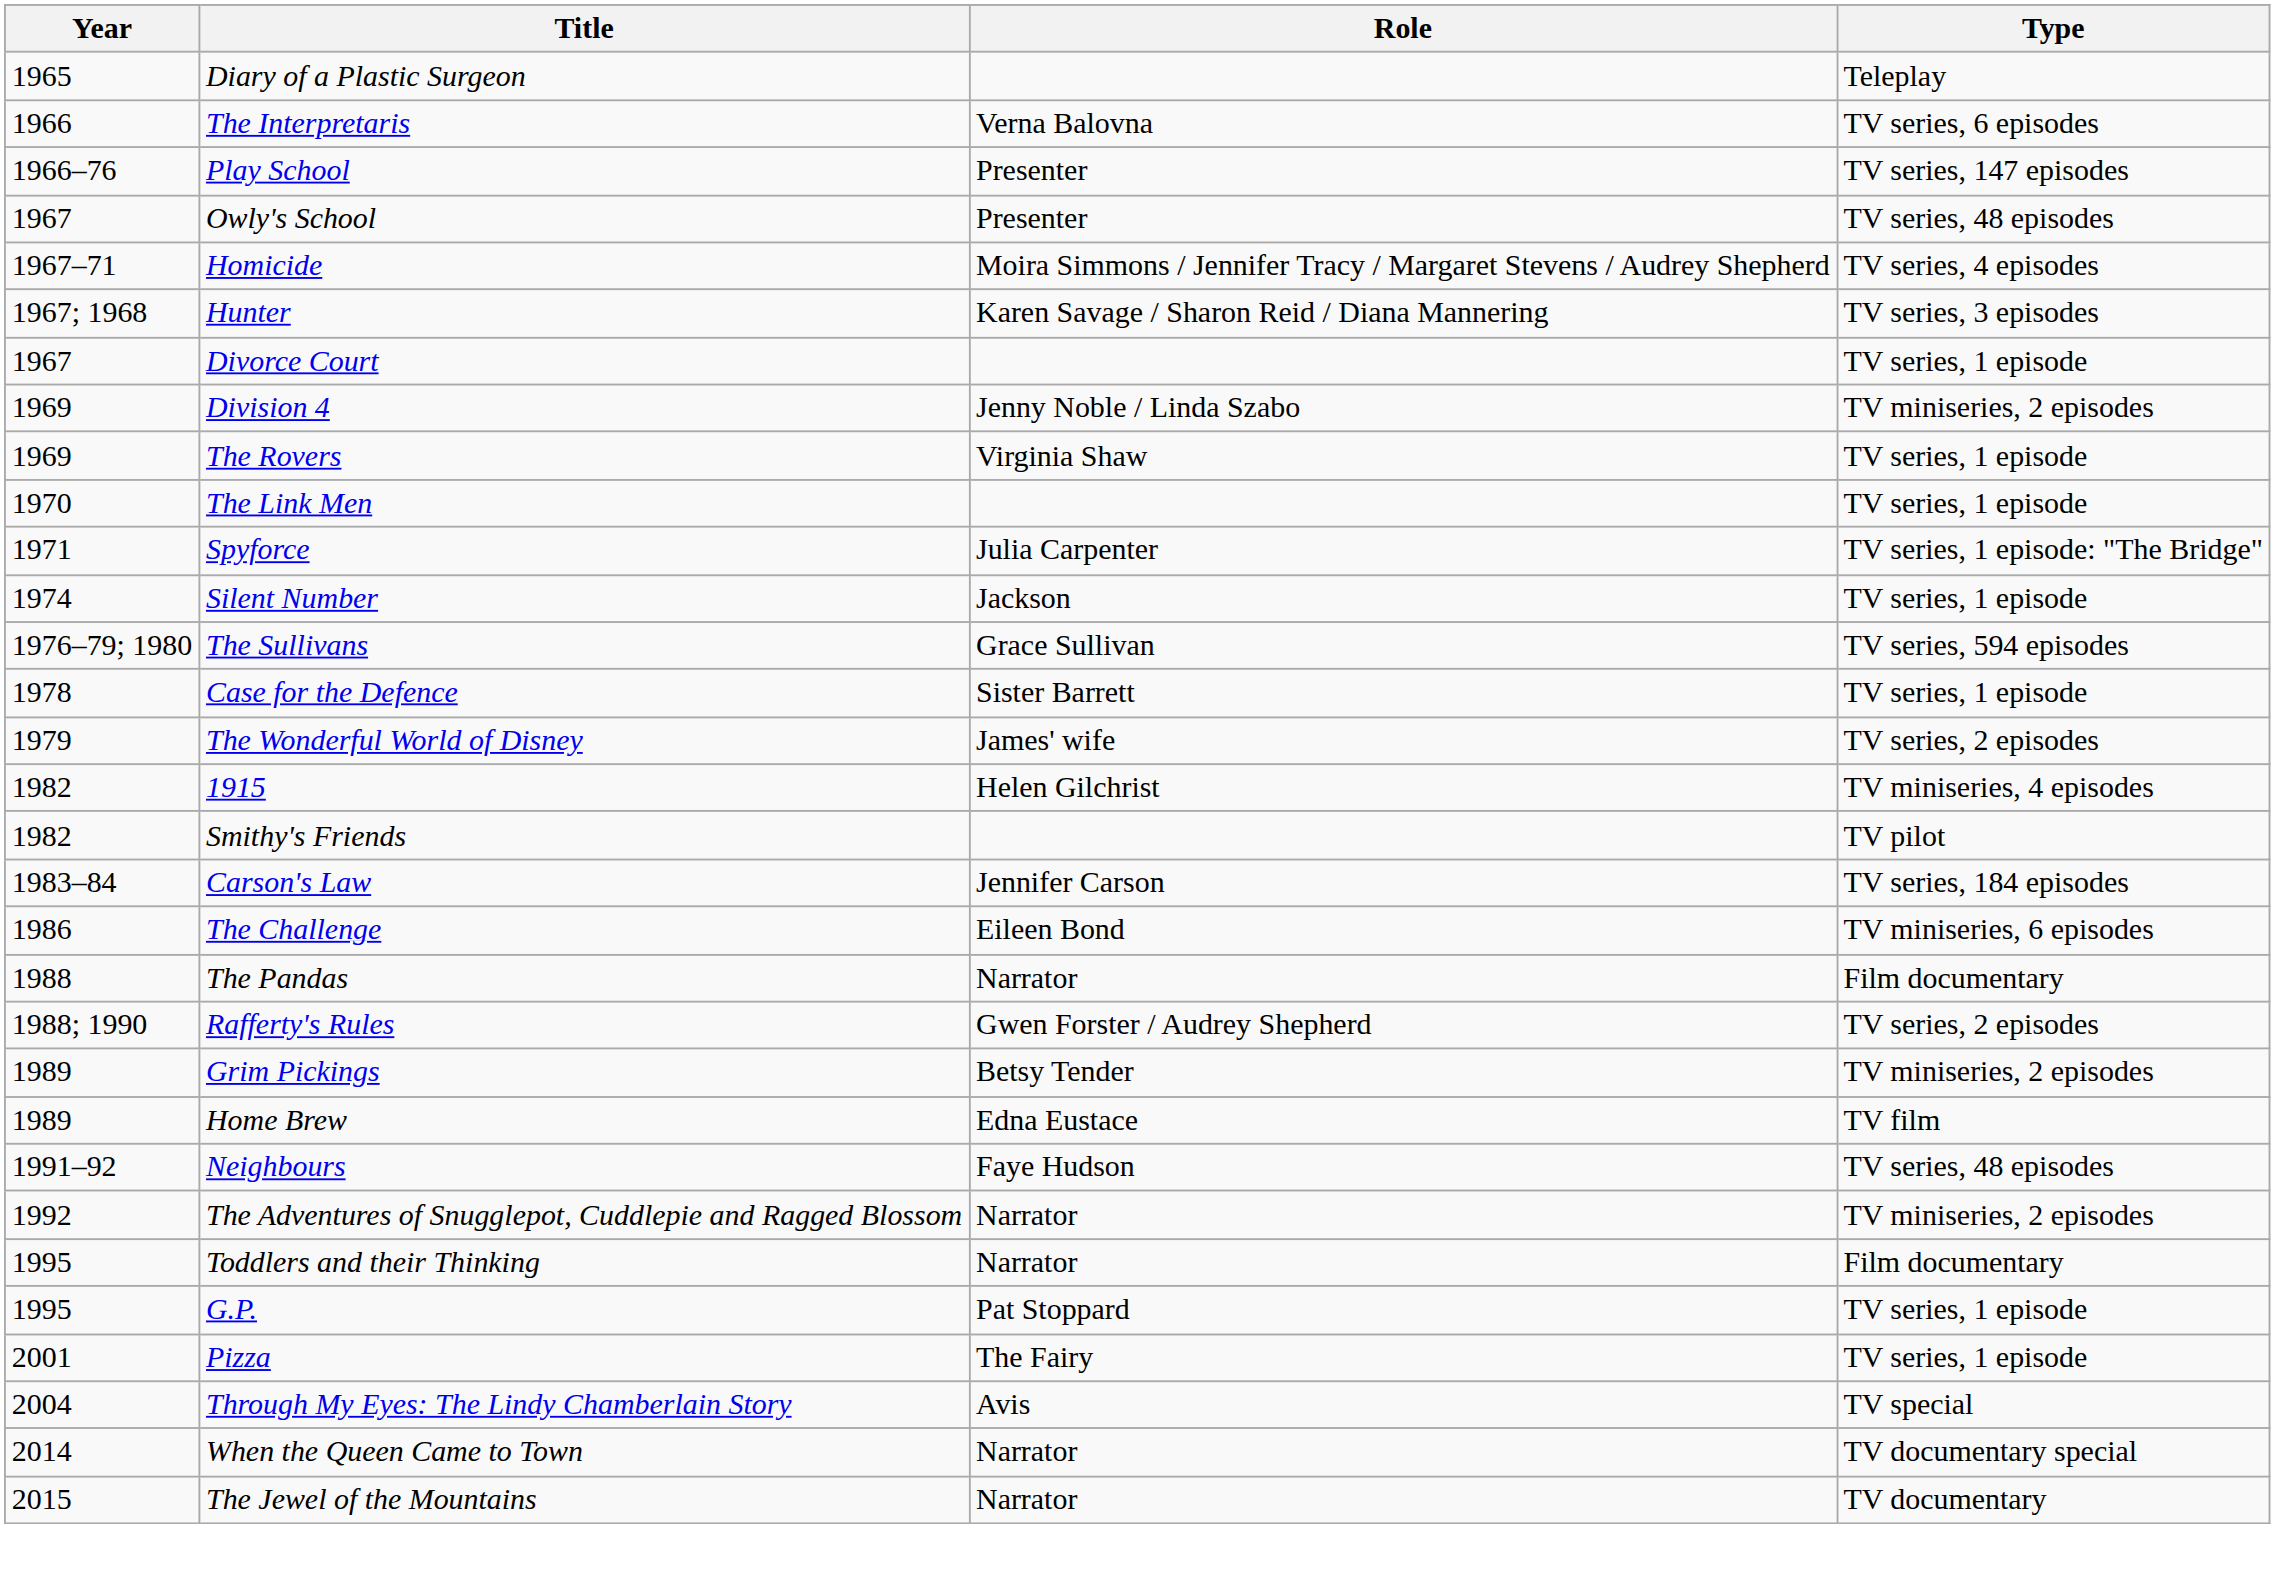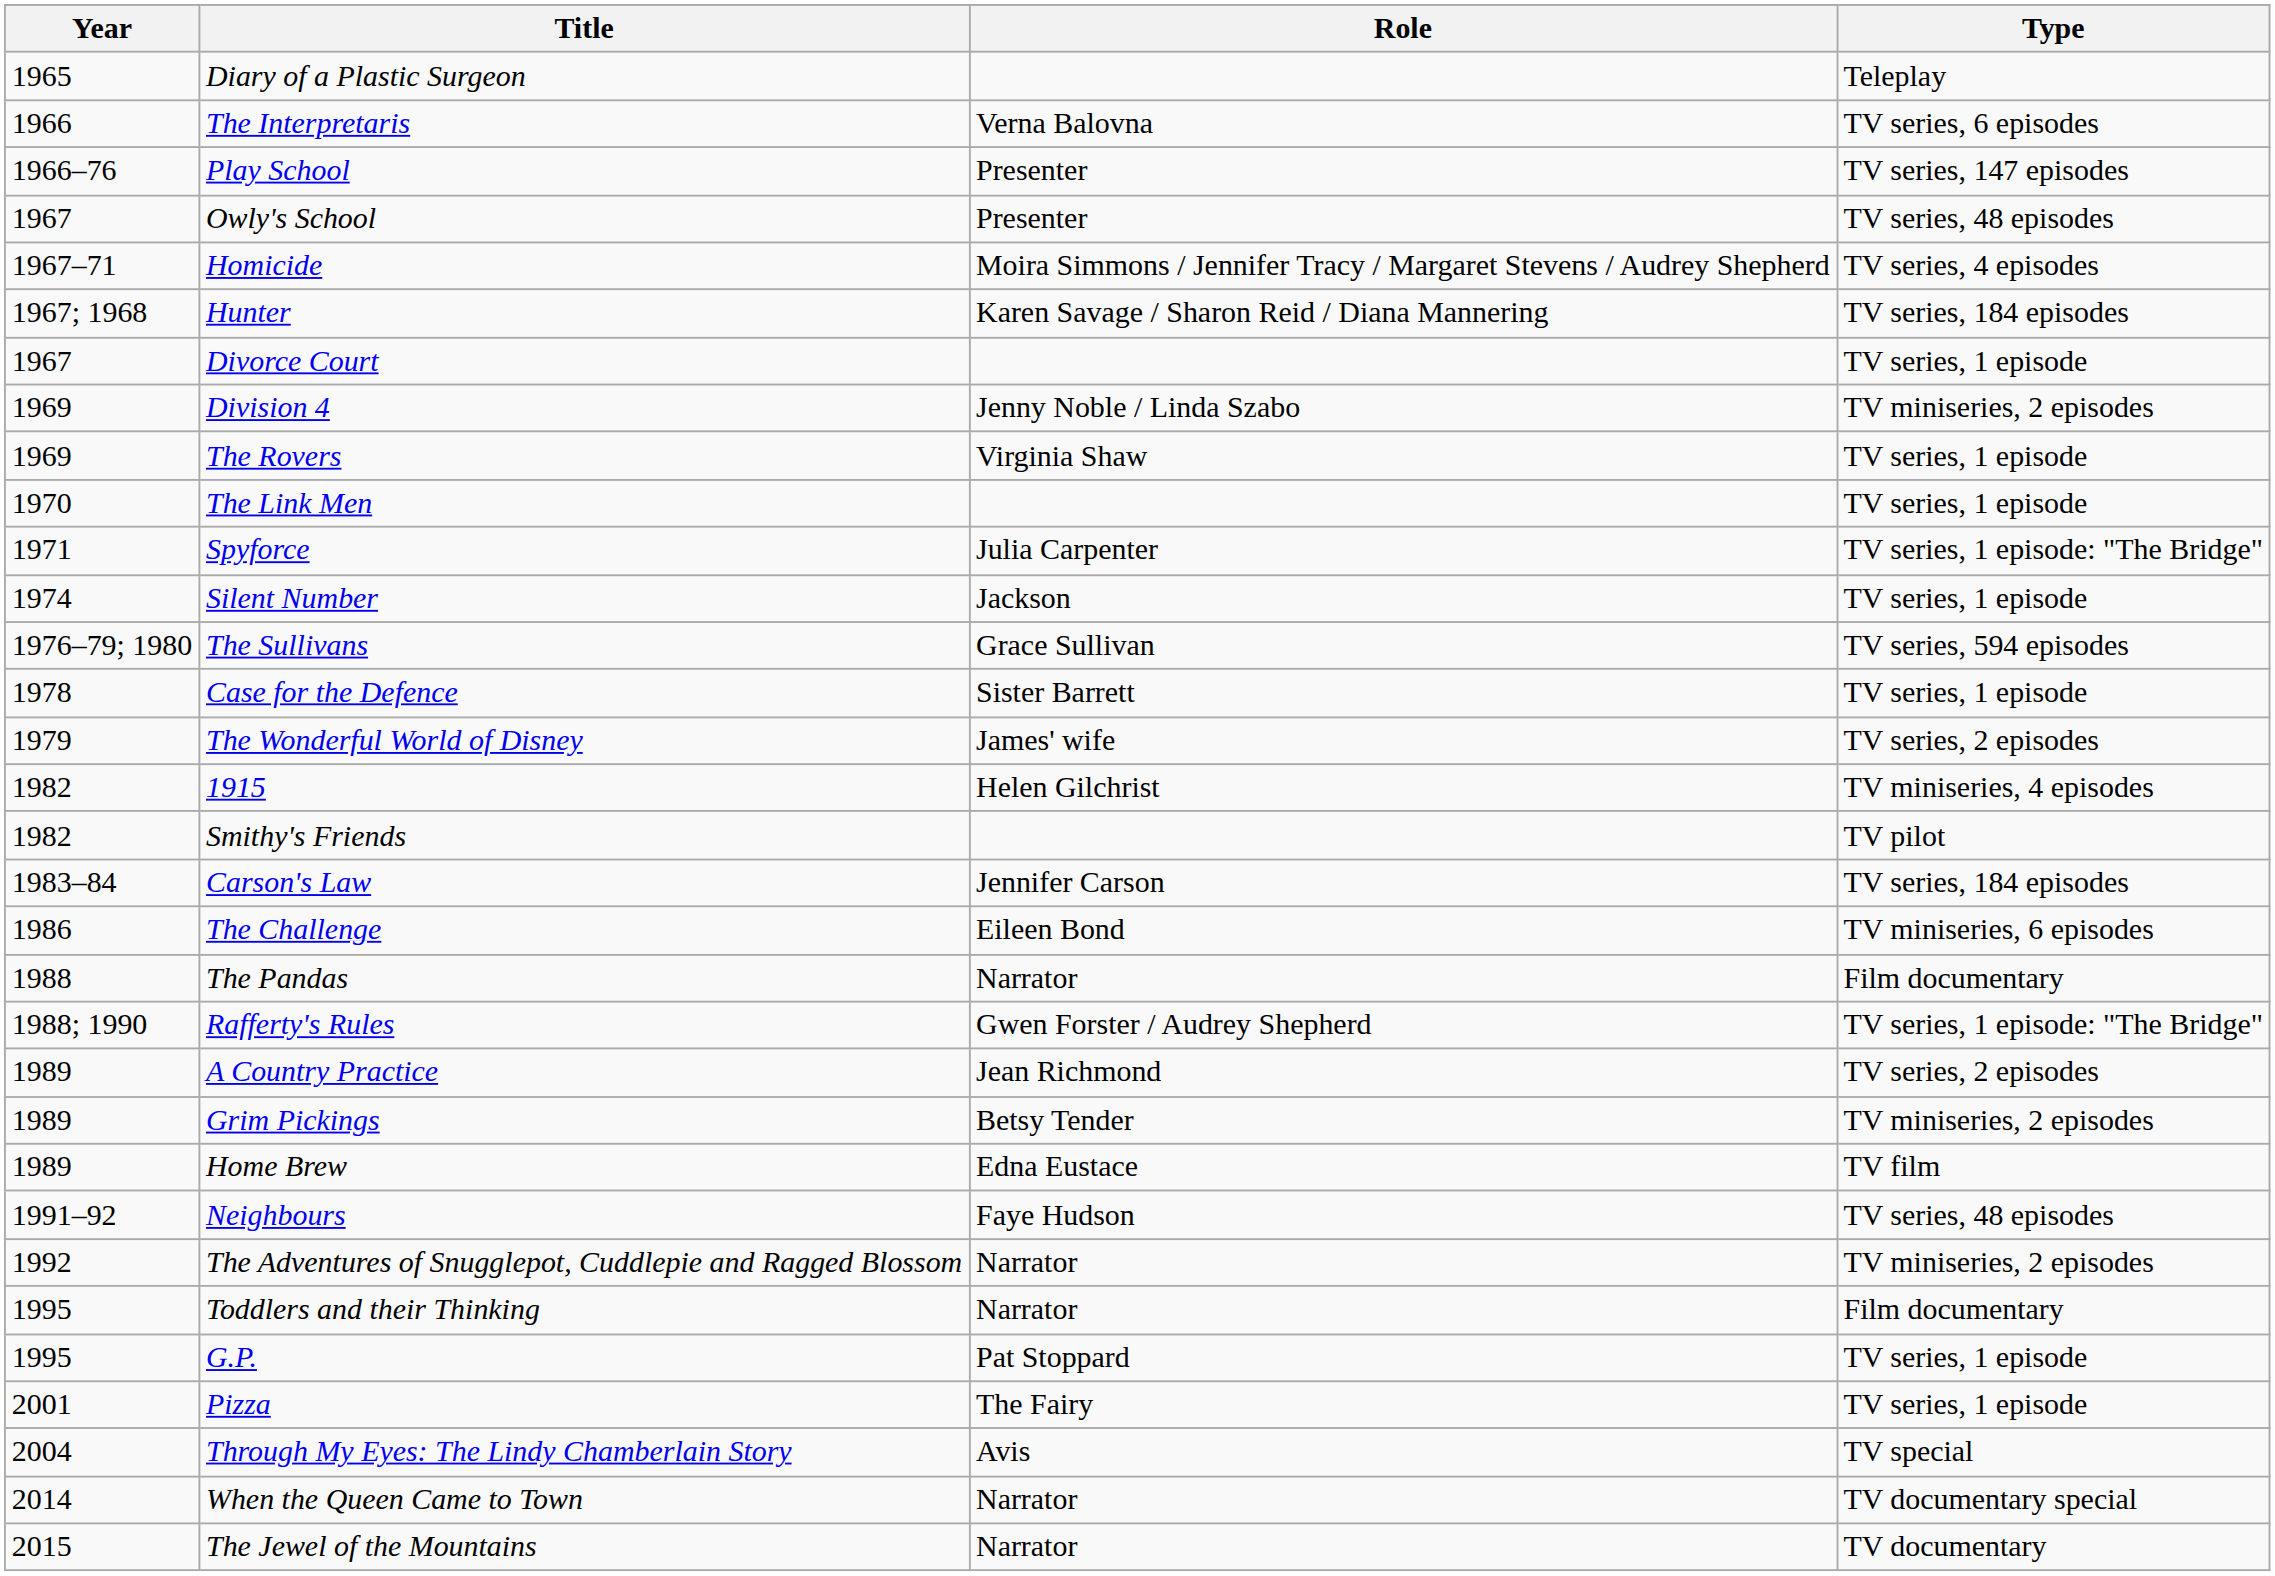(1971, 312) TV series, 3 episodes -> (1986, 312) TV series, 184 episodes
(1971, 1024) TV series, 2 episodes -> (2053, 1024) TV series, 1 episode: "The Bridge"
+ row: (322, 1072)
